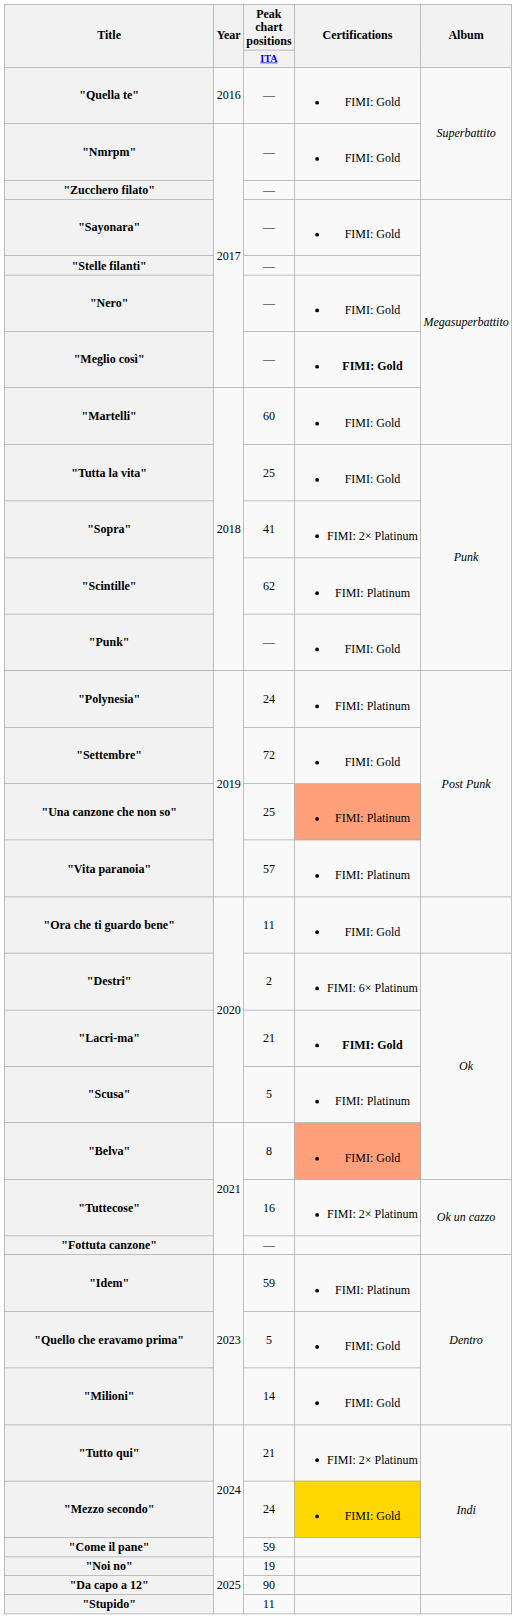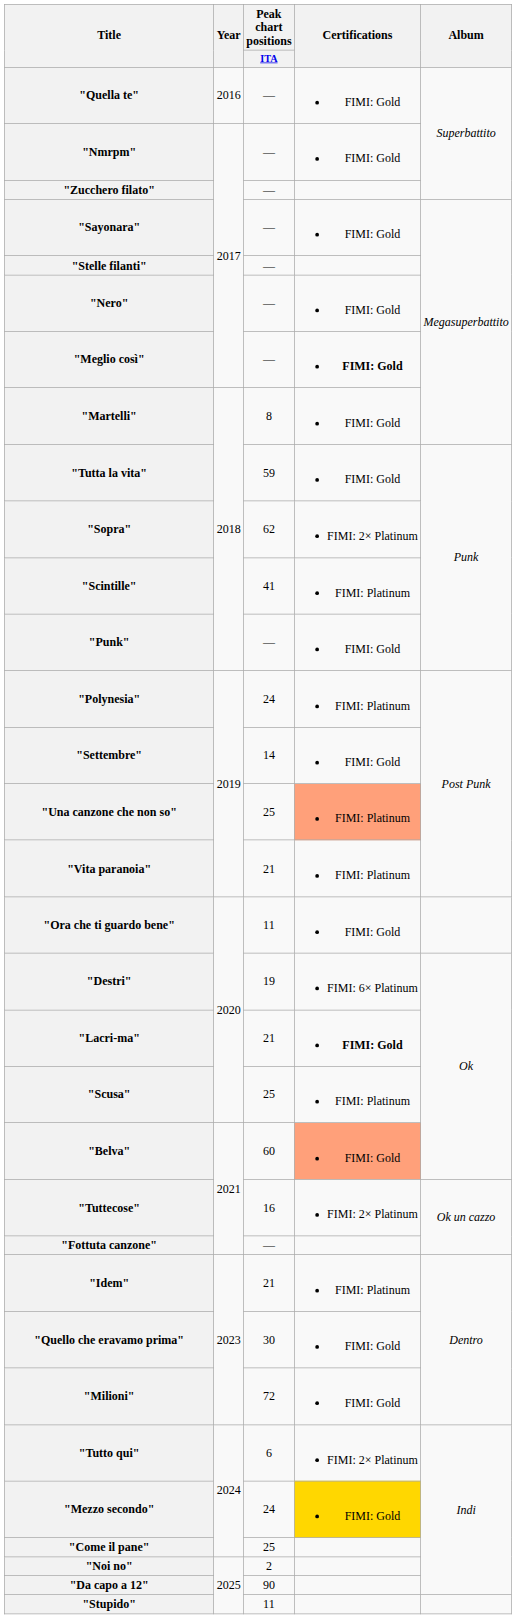(269, 416) 60 -> (269, 416) 8
(269, 472) 25 -> (269, 472) 59
(269, 529) 41 -> (269, 529) 62
(269, 585) 62 -> (269, 585) 41
(269, 755) 72 -> (269, 755) 14
(269, 868) 57 -> (269, 868) 21
(269, 981) 2 -> (269, 981) 19
(269, 1094) 5 -> (269, 1094) 25
(269, 1151) 8 -> (269, 1151) 60
(269, 1283) 59 -> (269, 1283) 21
(269, 1339) 5 -> (269, 1339) 30
(269, 1396) 14 -> (269, 1396) 72
(269, 1452) 21 -> (269, 1452) 6
(269, 1547) 59 -> (269, 1547) 25
(269, 1566) 19 -> (269, 1566) 2
